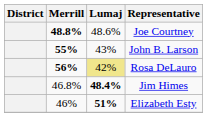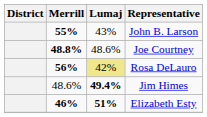rows swapped: (164, 49) <-> (164, 31)
(66, 85) 46.8% -> (66, 85) 48.6%
(106, 85) 48.4% -> (106, 85) 49.4%
(66, 103) normal -> (66, 103) bold
